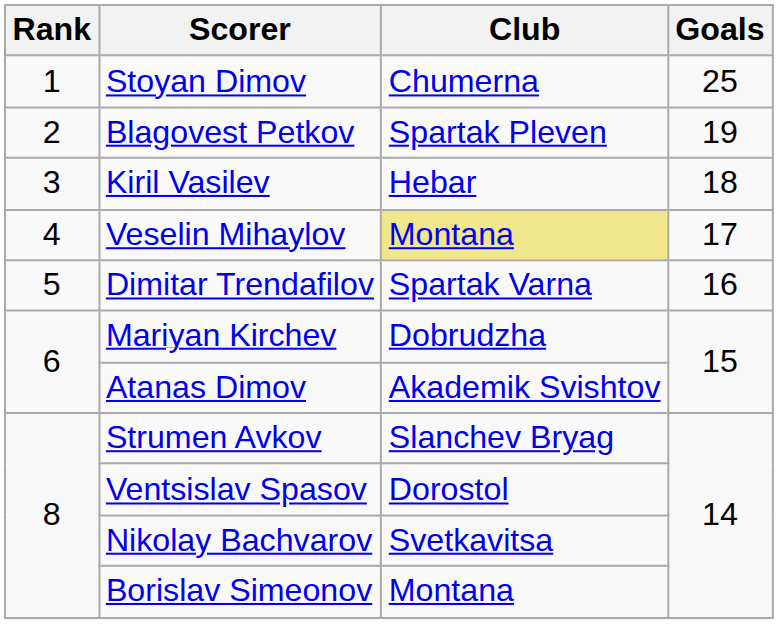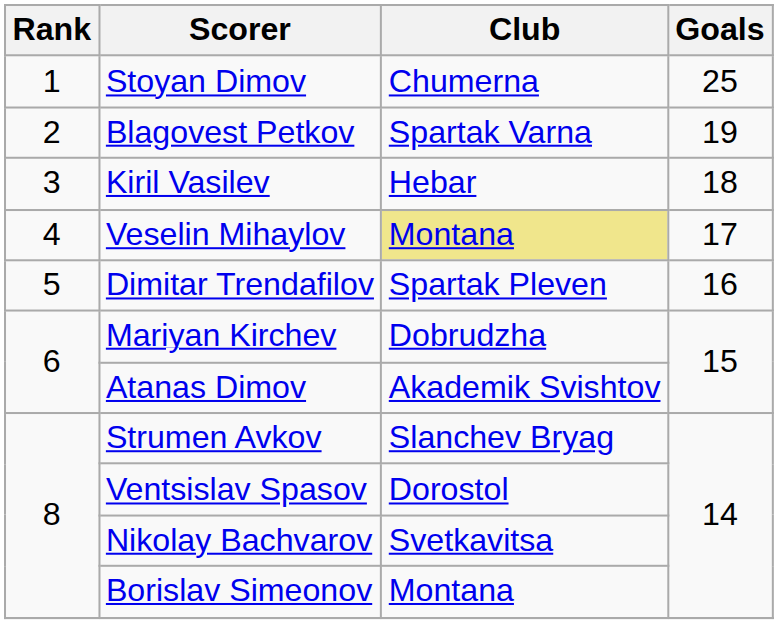(498, 132) Spartak Pleven -> (490, 132) Spartak Varna
(490, 285) Spartak Varna -> (498, 285) Spartak Pleven
